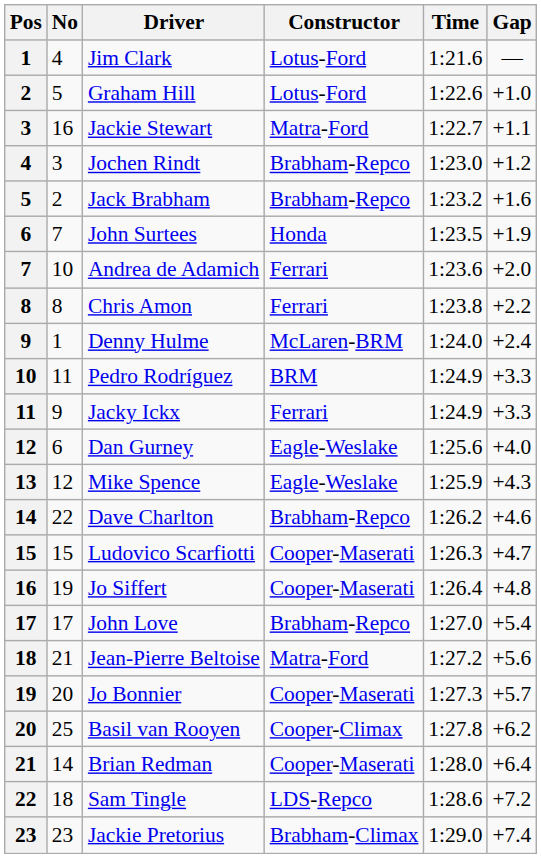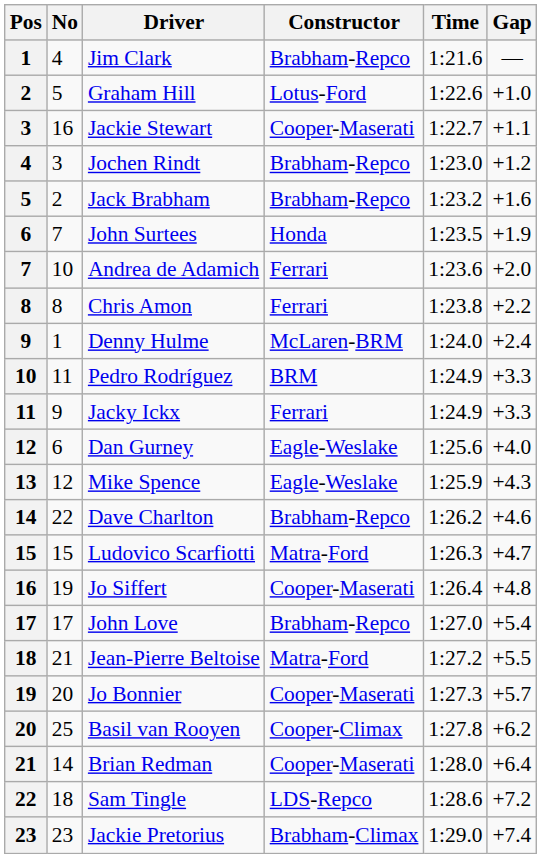(318, 57) Lotus-Ford -> (340, 57) Brabham-Repco
(319, 128) Matra-Ford -> (342, 128) Cooper-Maserati
(342, 552) Cooper-Maserati -> (319, 552) Matra-Ford
(512, 658) +5.6 -> (512, 658) +5.5
